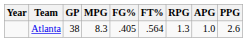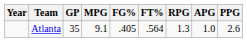(74, 29) 38 -> (74, 29) 35
(101, 29) 8.3 -> (101, 29) 9.1
